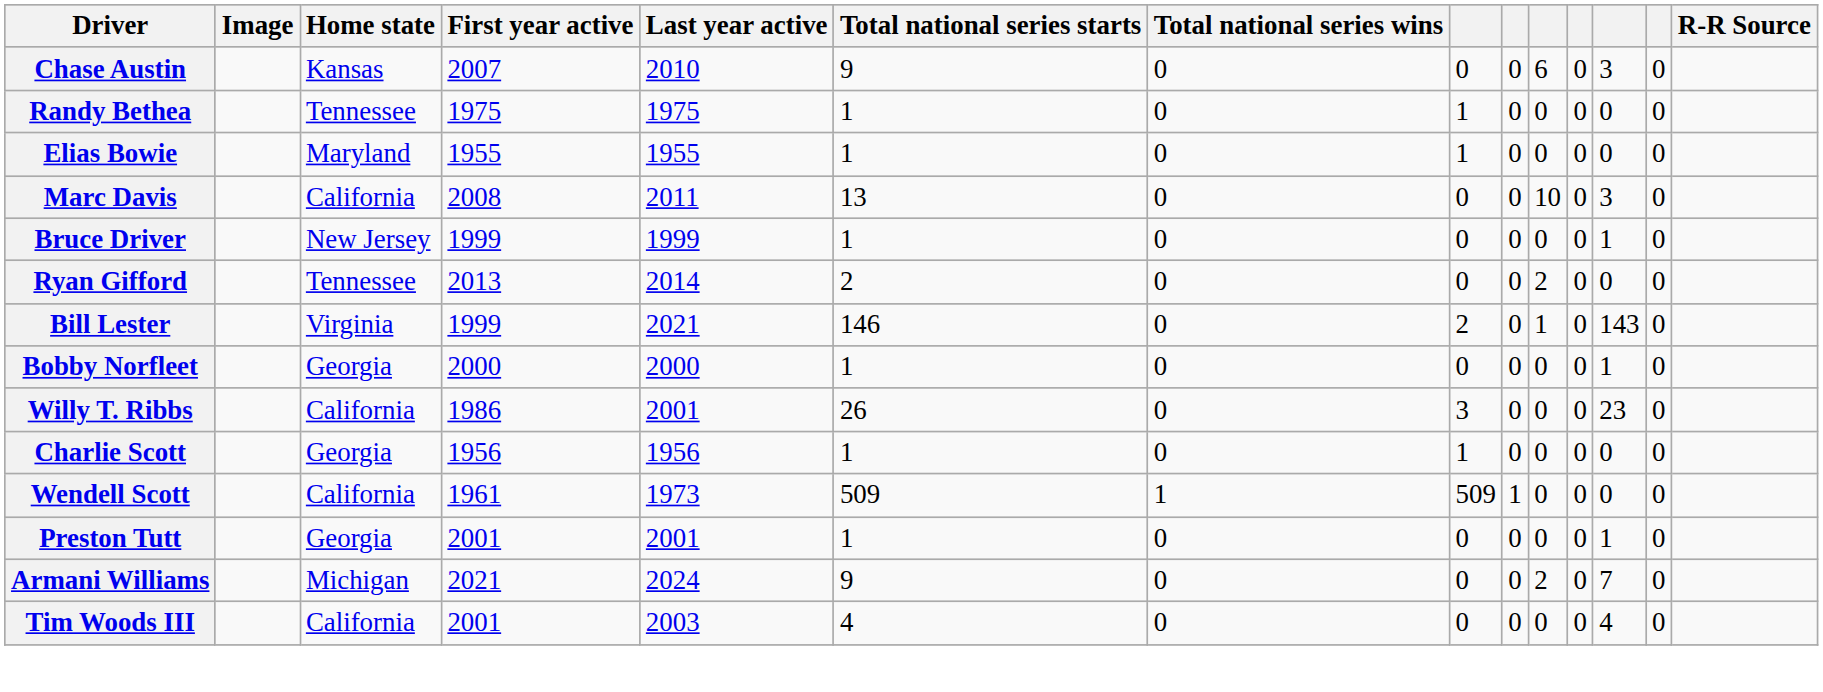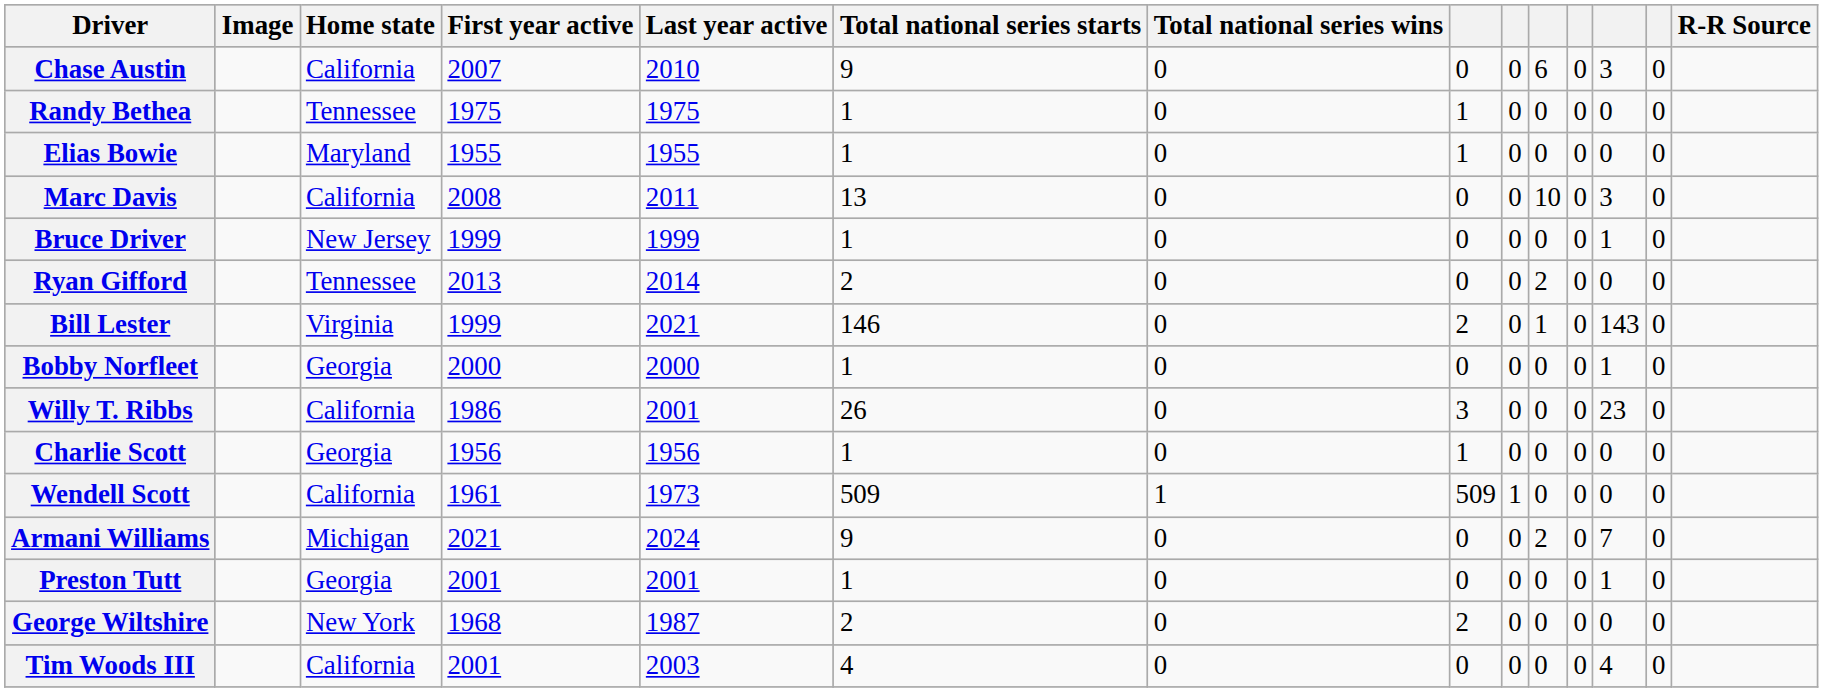(345, 68) Kansas -> (360, 68) California
rows swapped: (110, 537) <-> (110, 580)
+ row: (110, 622)
